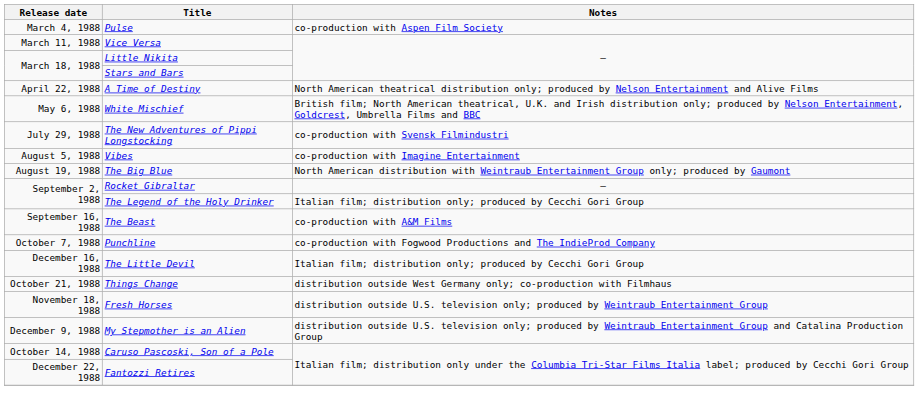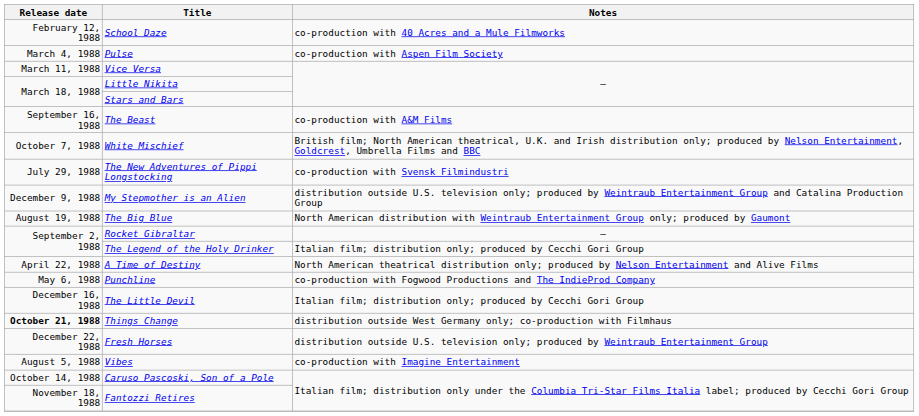+ row: (136, 33)
rows swapped: (153, 88) <-> (130, 222)
(69, 109) May 6, 1988 -> (58, 146) October 7, 1988
rows swapped: (119, 156) <-> (175, 331)
(58, 243) October 7, 1988 -> (69, 280) May 6, 1988
(55, 284) normal -> (55, 321) bold
(66, 305) November 18, 1988 -> (66, 342) December 22, 1988
(66, 372) December 22, 1988 -> (66, 398) November 18, 1988
